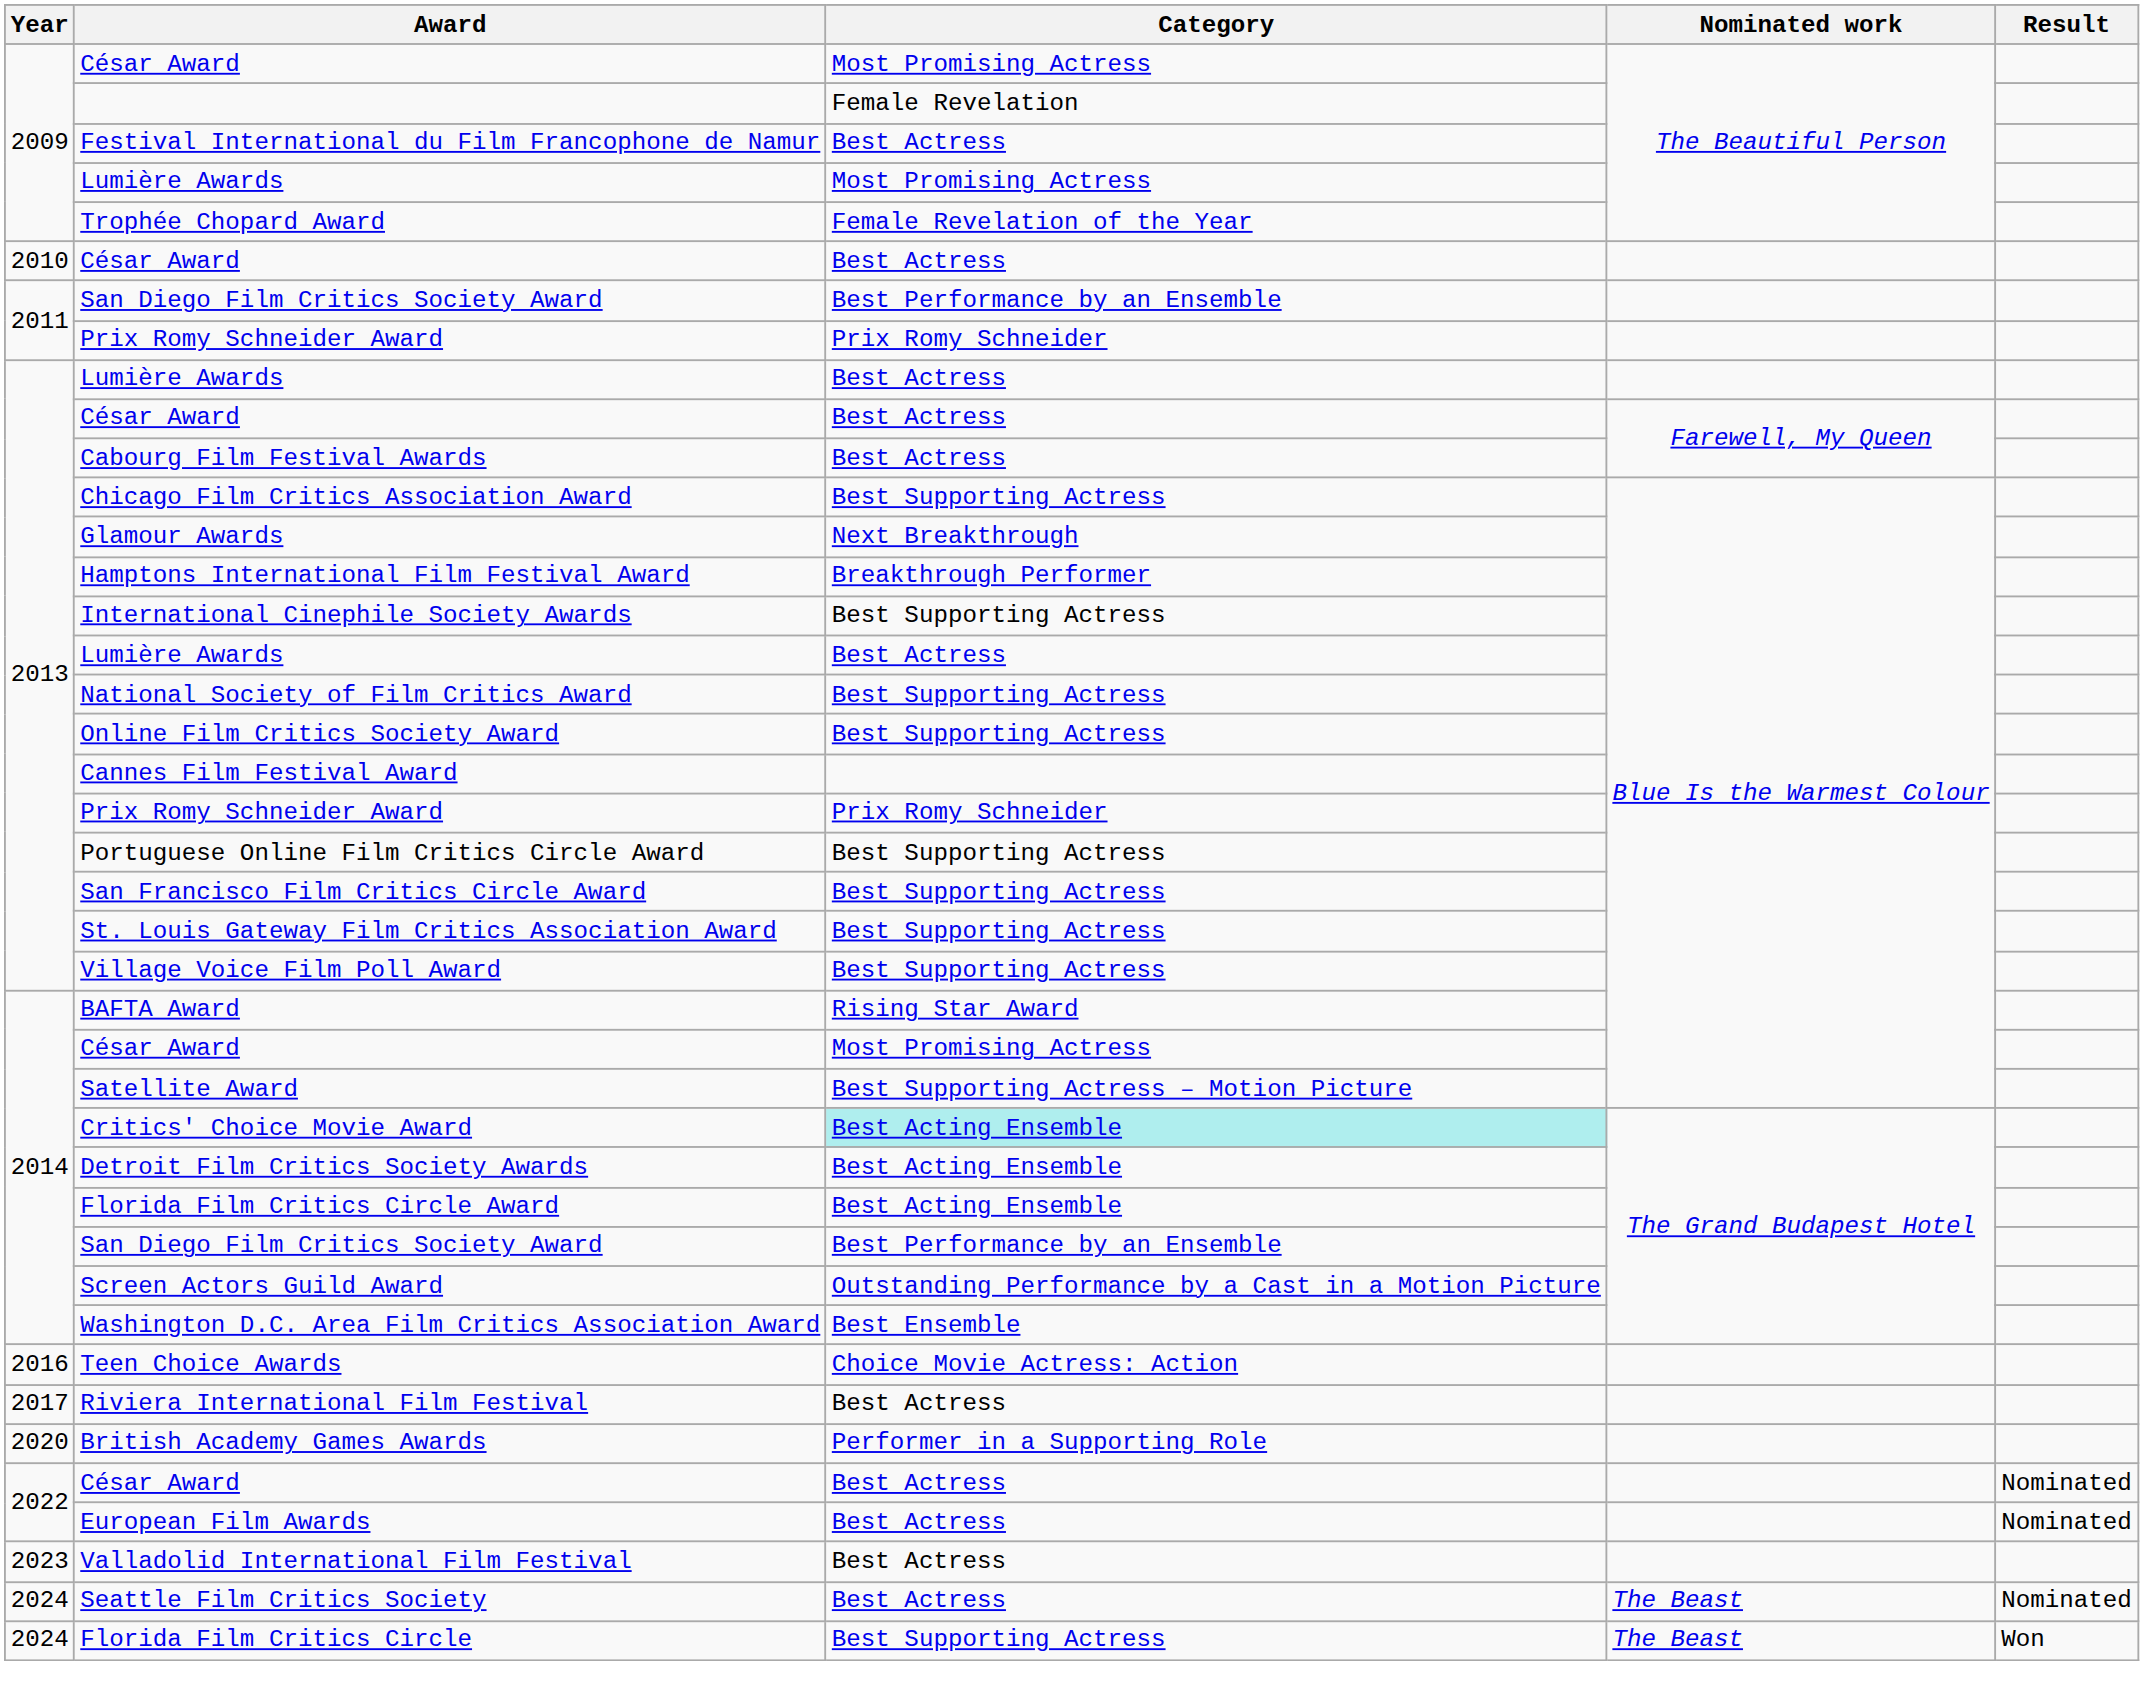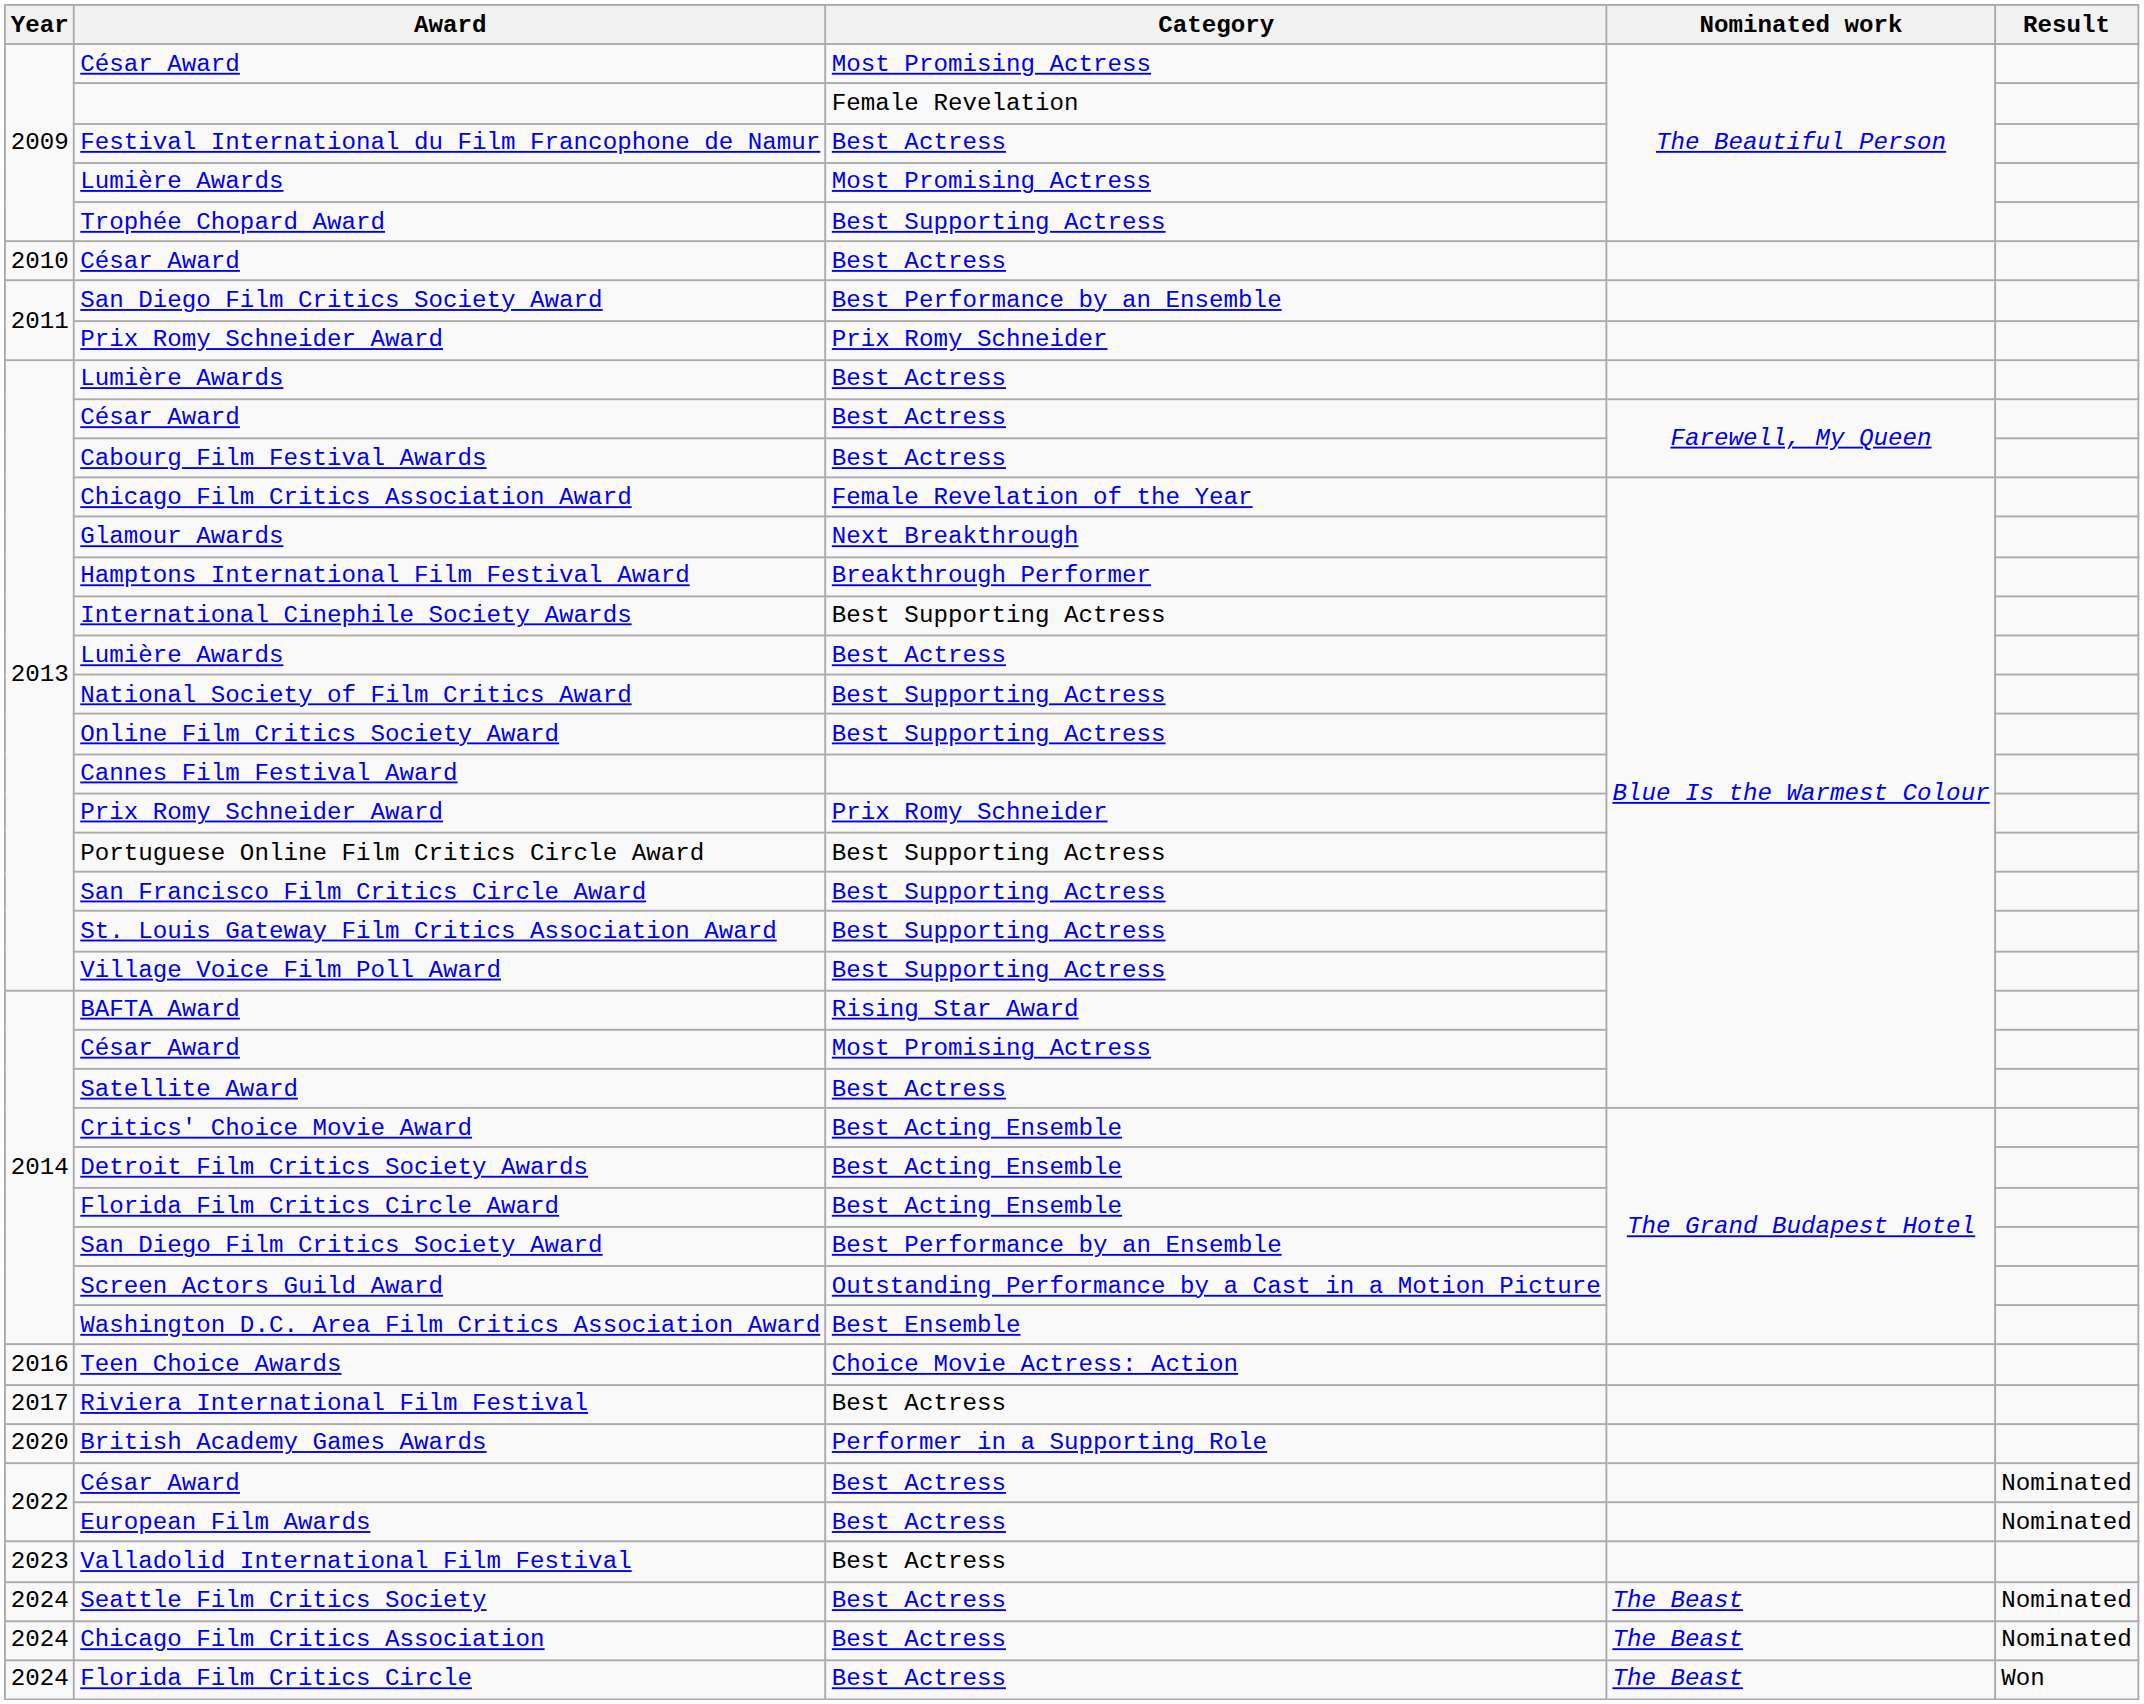(1042, 222) Female Revelation of the Year -> (999, 222) Best Supporting Actress
(999, 498) Best Supporting Actress -> (1042, 498) Female Revelation of the Year
(1122, 1089) Best Supporting Actress – Motion Picture -> (919, 1089) Best Actress
(977, 1128) paleturquoise background -> (977, 1128) no background
+ row: (40, 1640)
(999, 1640) Best Supporting Actress -> (919, 1680) Best Actress
